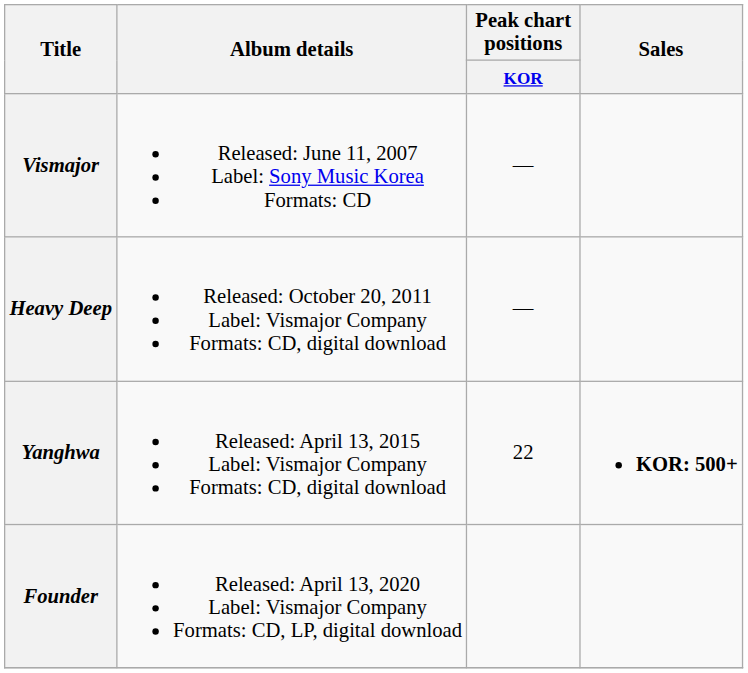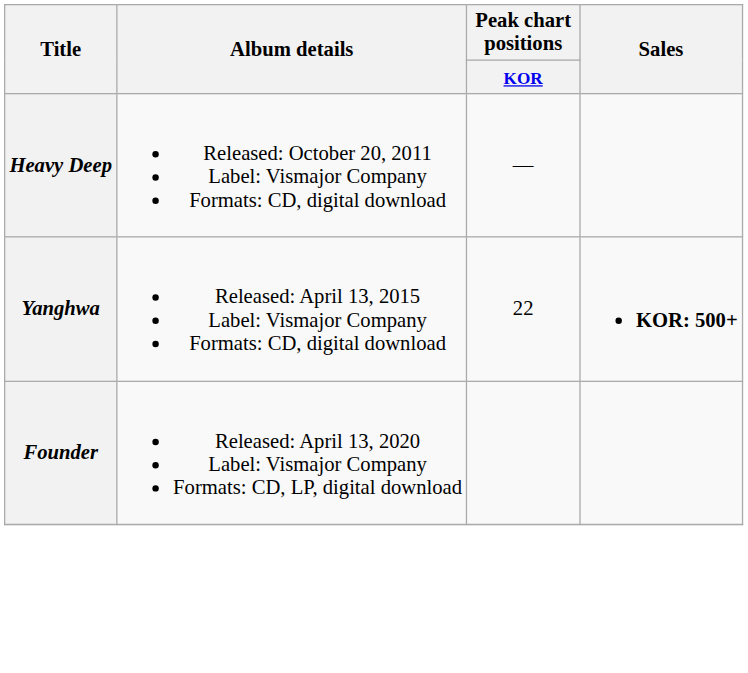- row: (61, 165)
